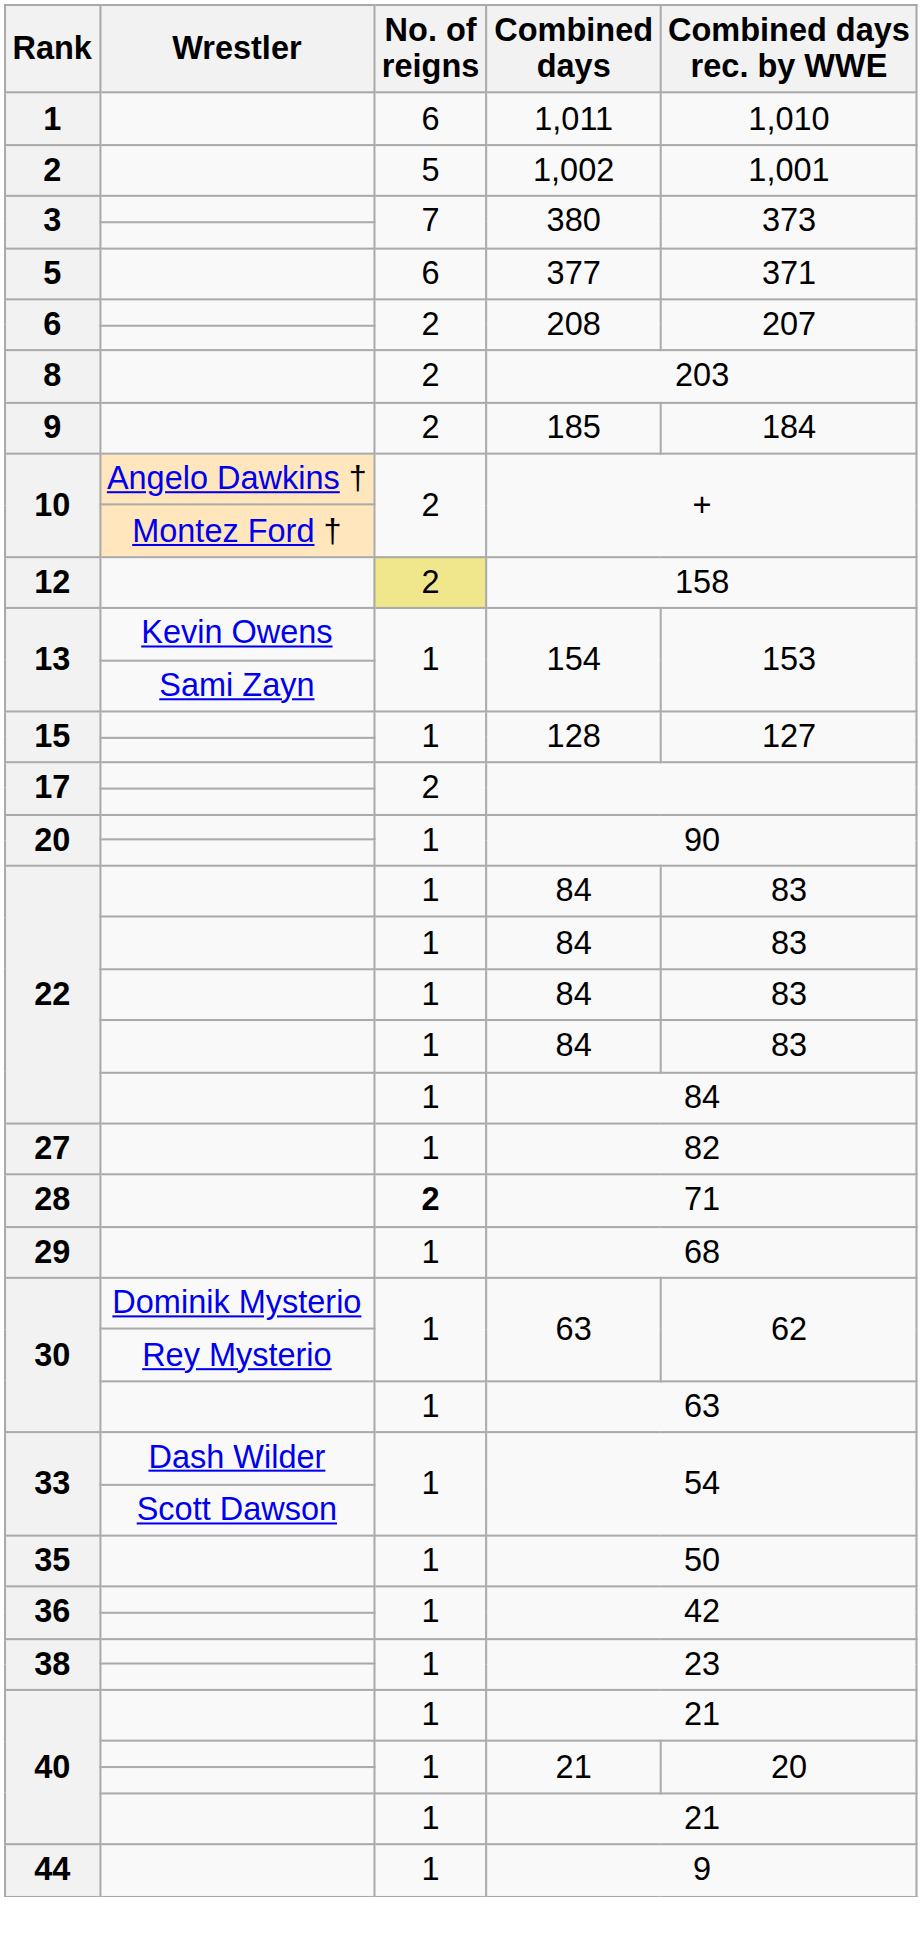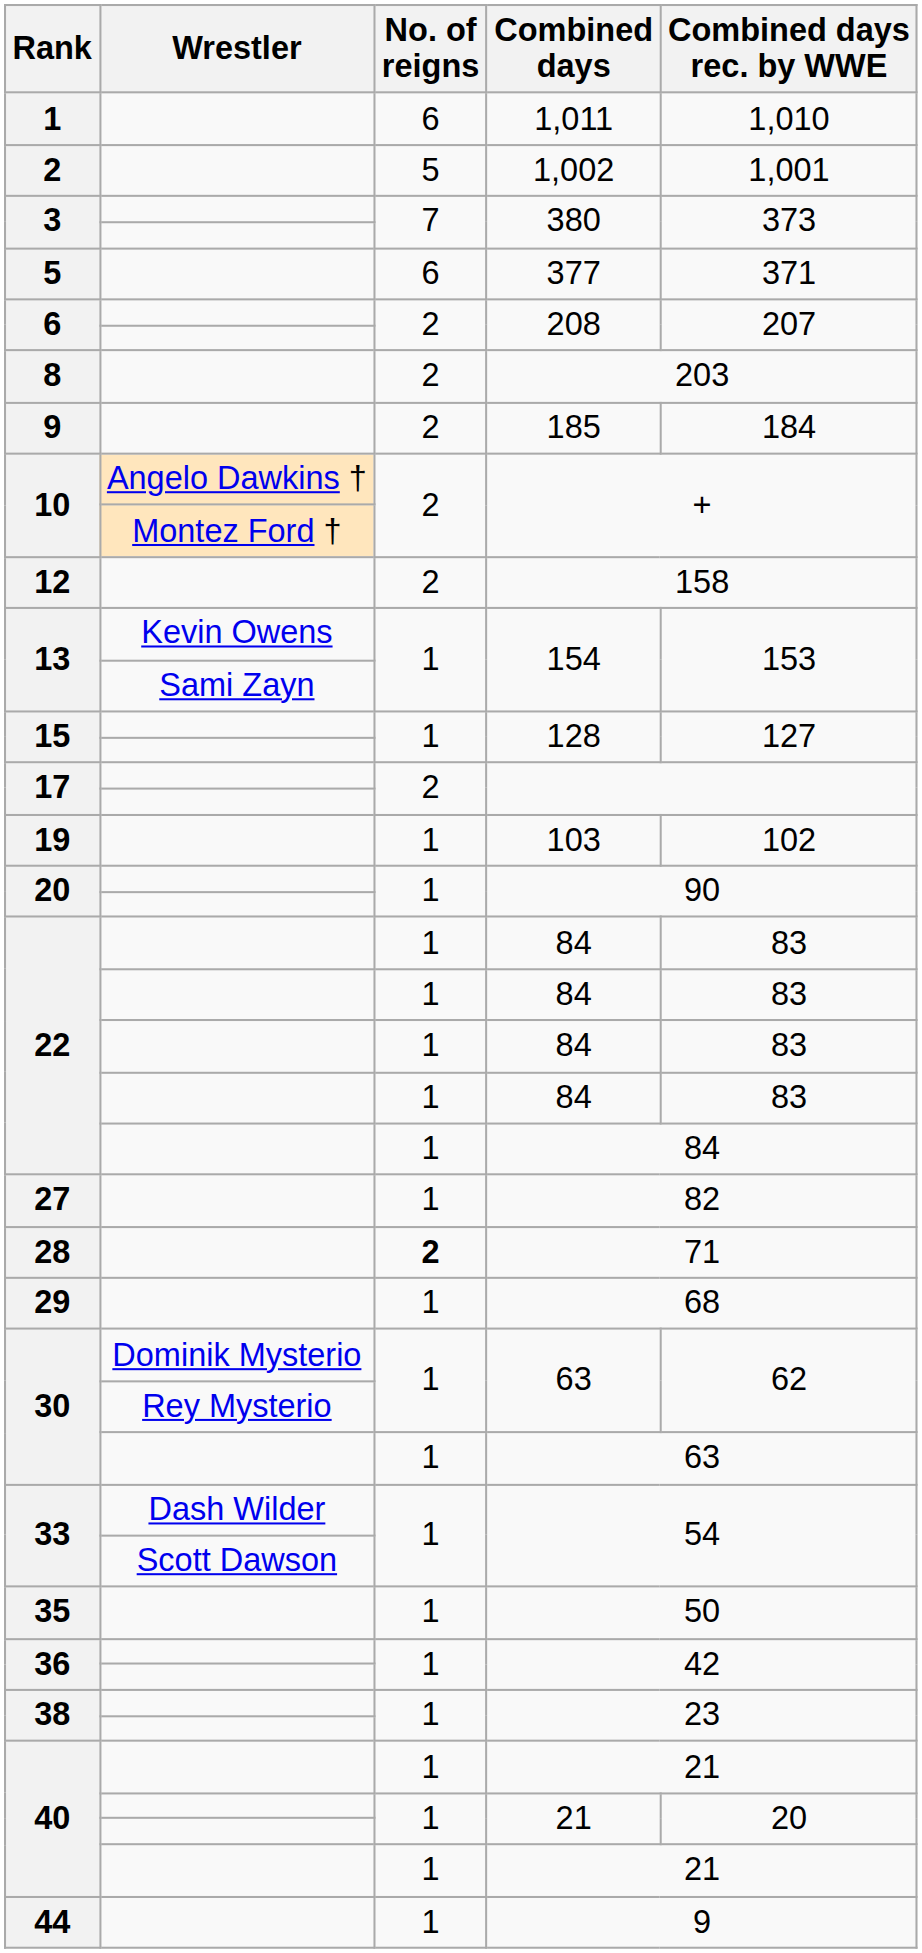(431, 581) khaki background -> (431, 581) no background
+ row: (52, 839)
